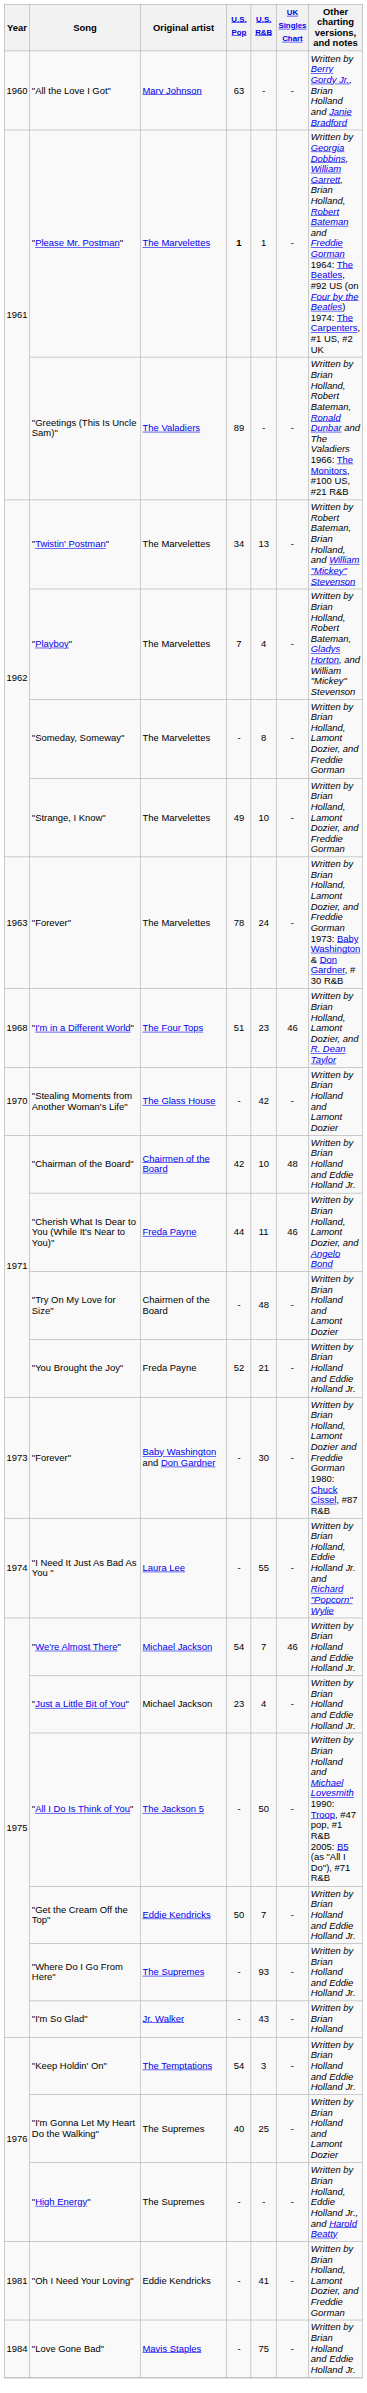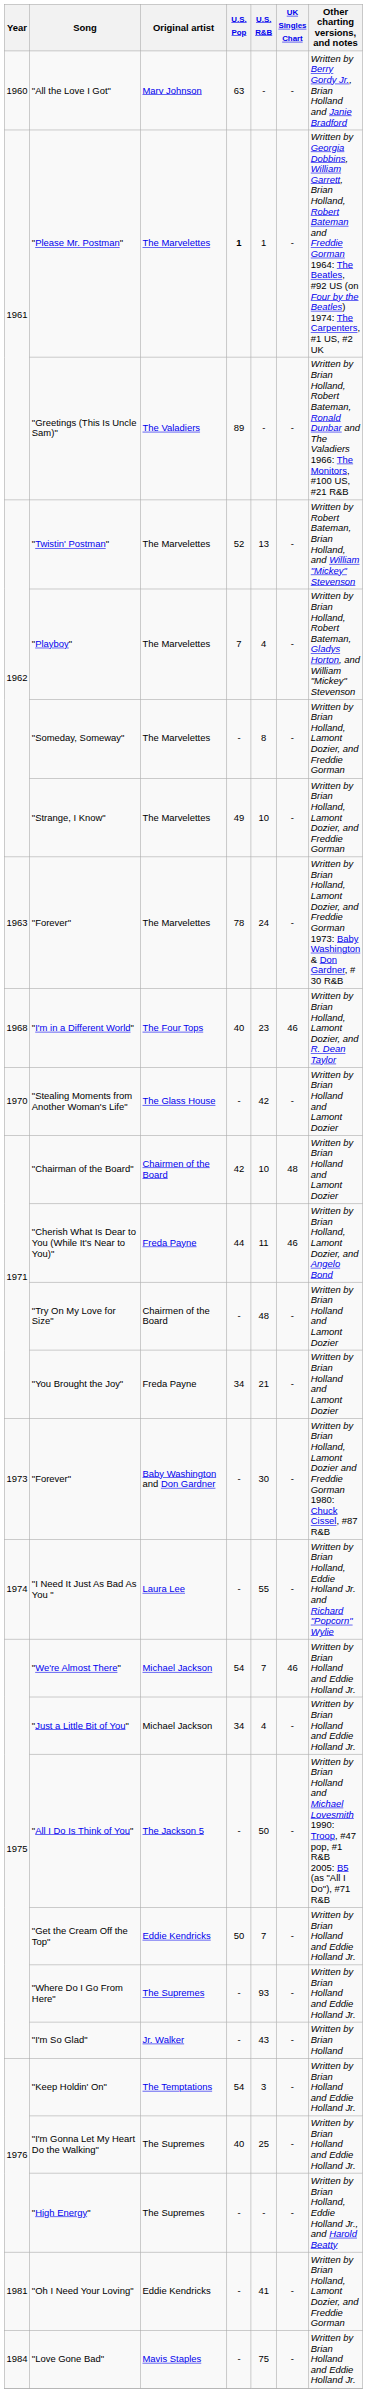(239, 544) 34 -> (239, 544) 52
(239, 1028) 51 -> (239, 1028) 40
(333, 1164) Written by Brian Holland and Eddie Holland Jr. -> (332, 1169) Written by Brian Holland and Lamont Dozier
(239, 1368) 52 -> (239, 1384) 34
(333, 1368) Written by Brian Holland and Eddie Holland Jr. -> (332, 1384) Written by Brian Holland and Lamont Dozier
(239, 1704) 23 -> (239, 1725) 34
(332, 2128) Written by Brian Holland and Lamont Dozier -> (333, 2144) Written by Brian Holland and Eddie Holland Jr.
